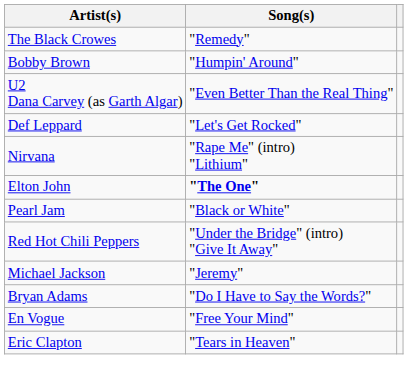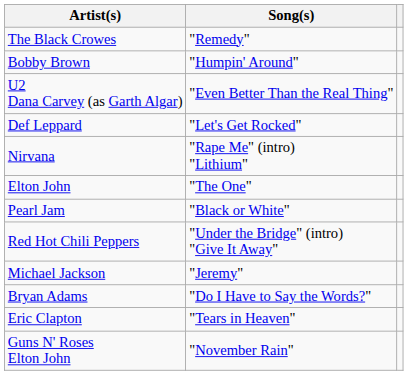(224, 187) bold -> (220, 187) normal
- row: (36, 319)
+ row: (51, 350)
